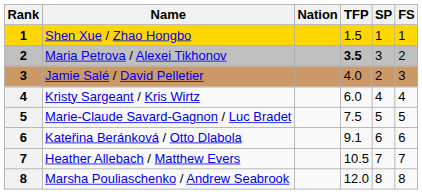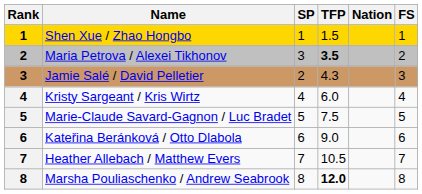columns swapped: (318, 14) <-> (384, 14)
(353, 76) 4.0 -> (330, 76) 4.3
(353, 138) 9.1 -> (330, 138) 9.0
(356, 179) normal -> (333, 179) bold
